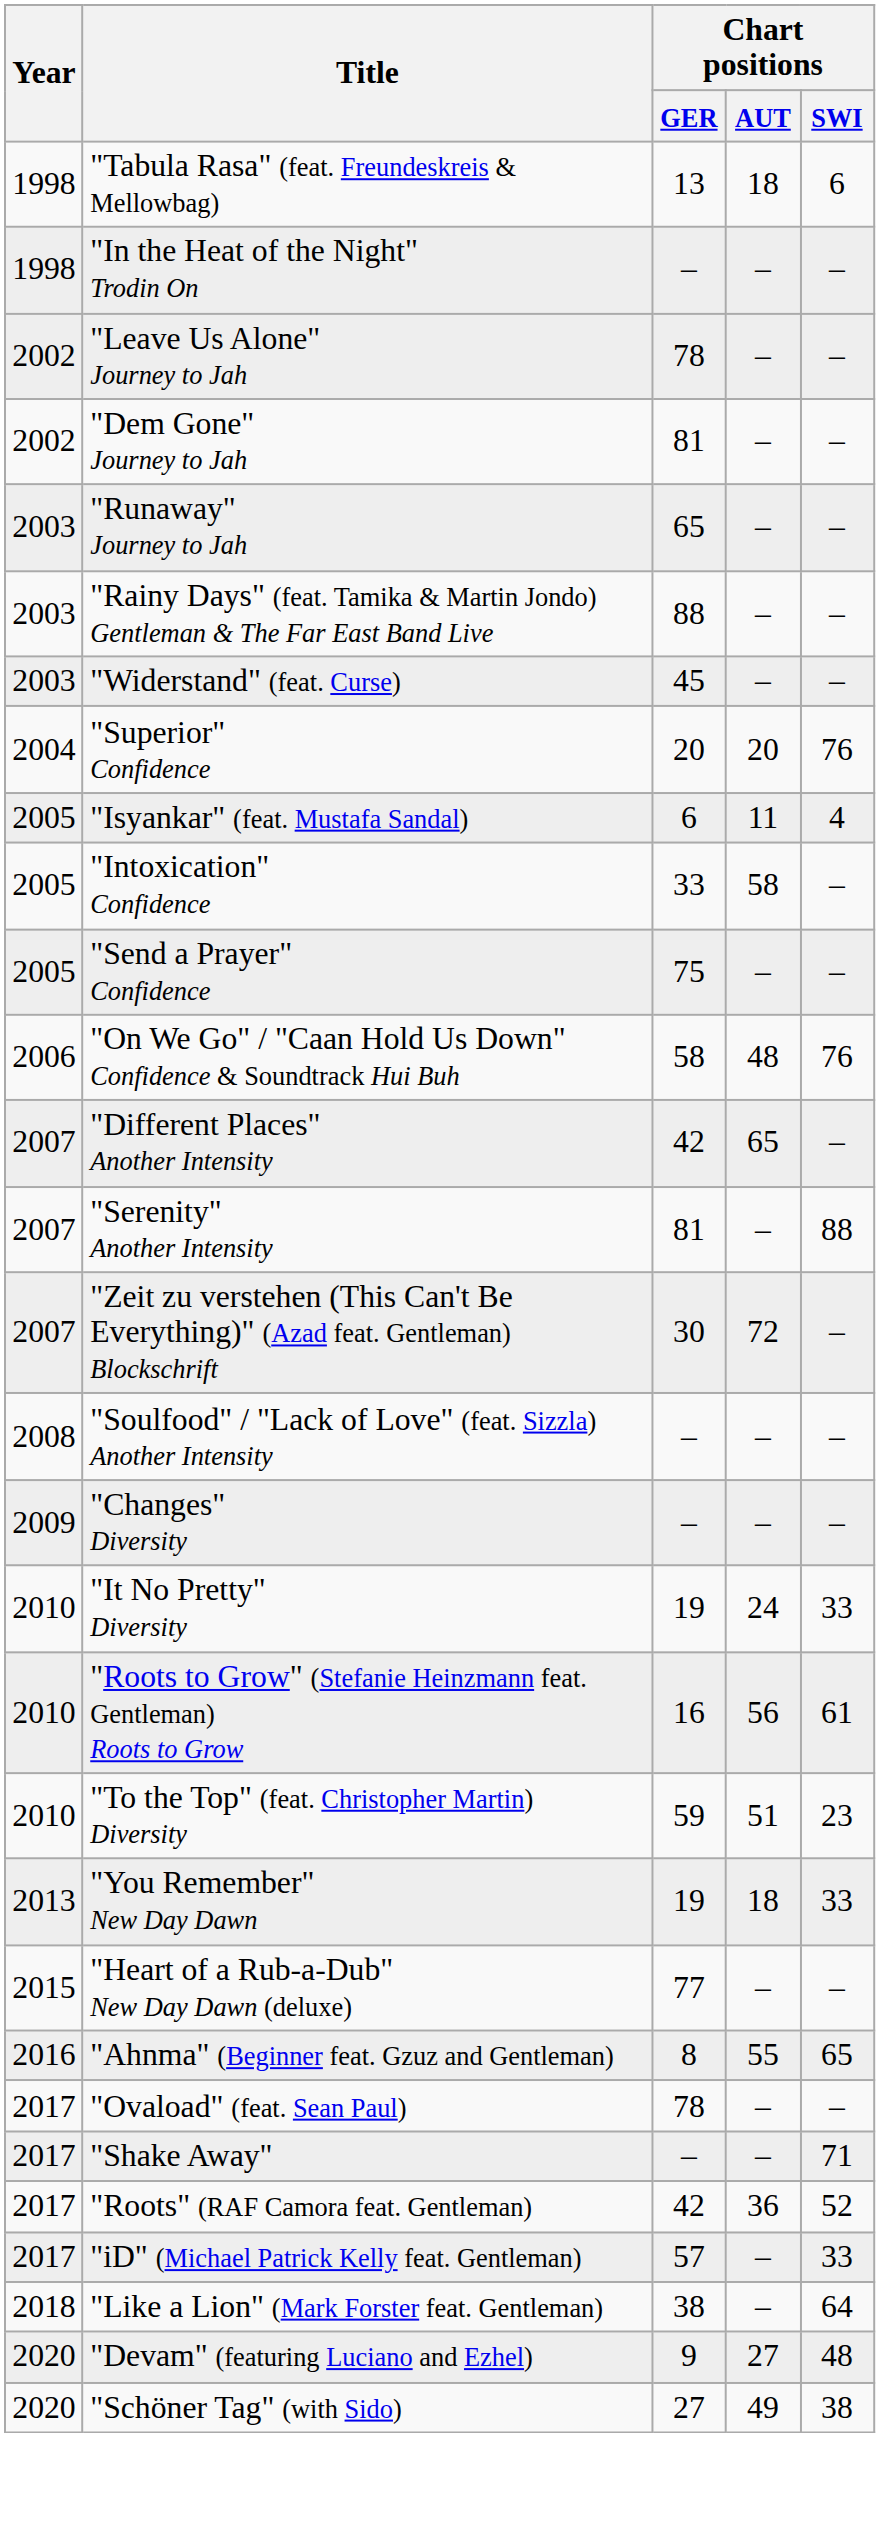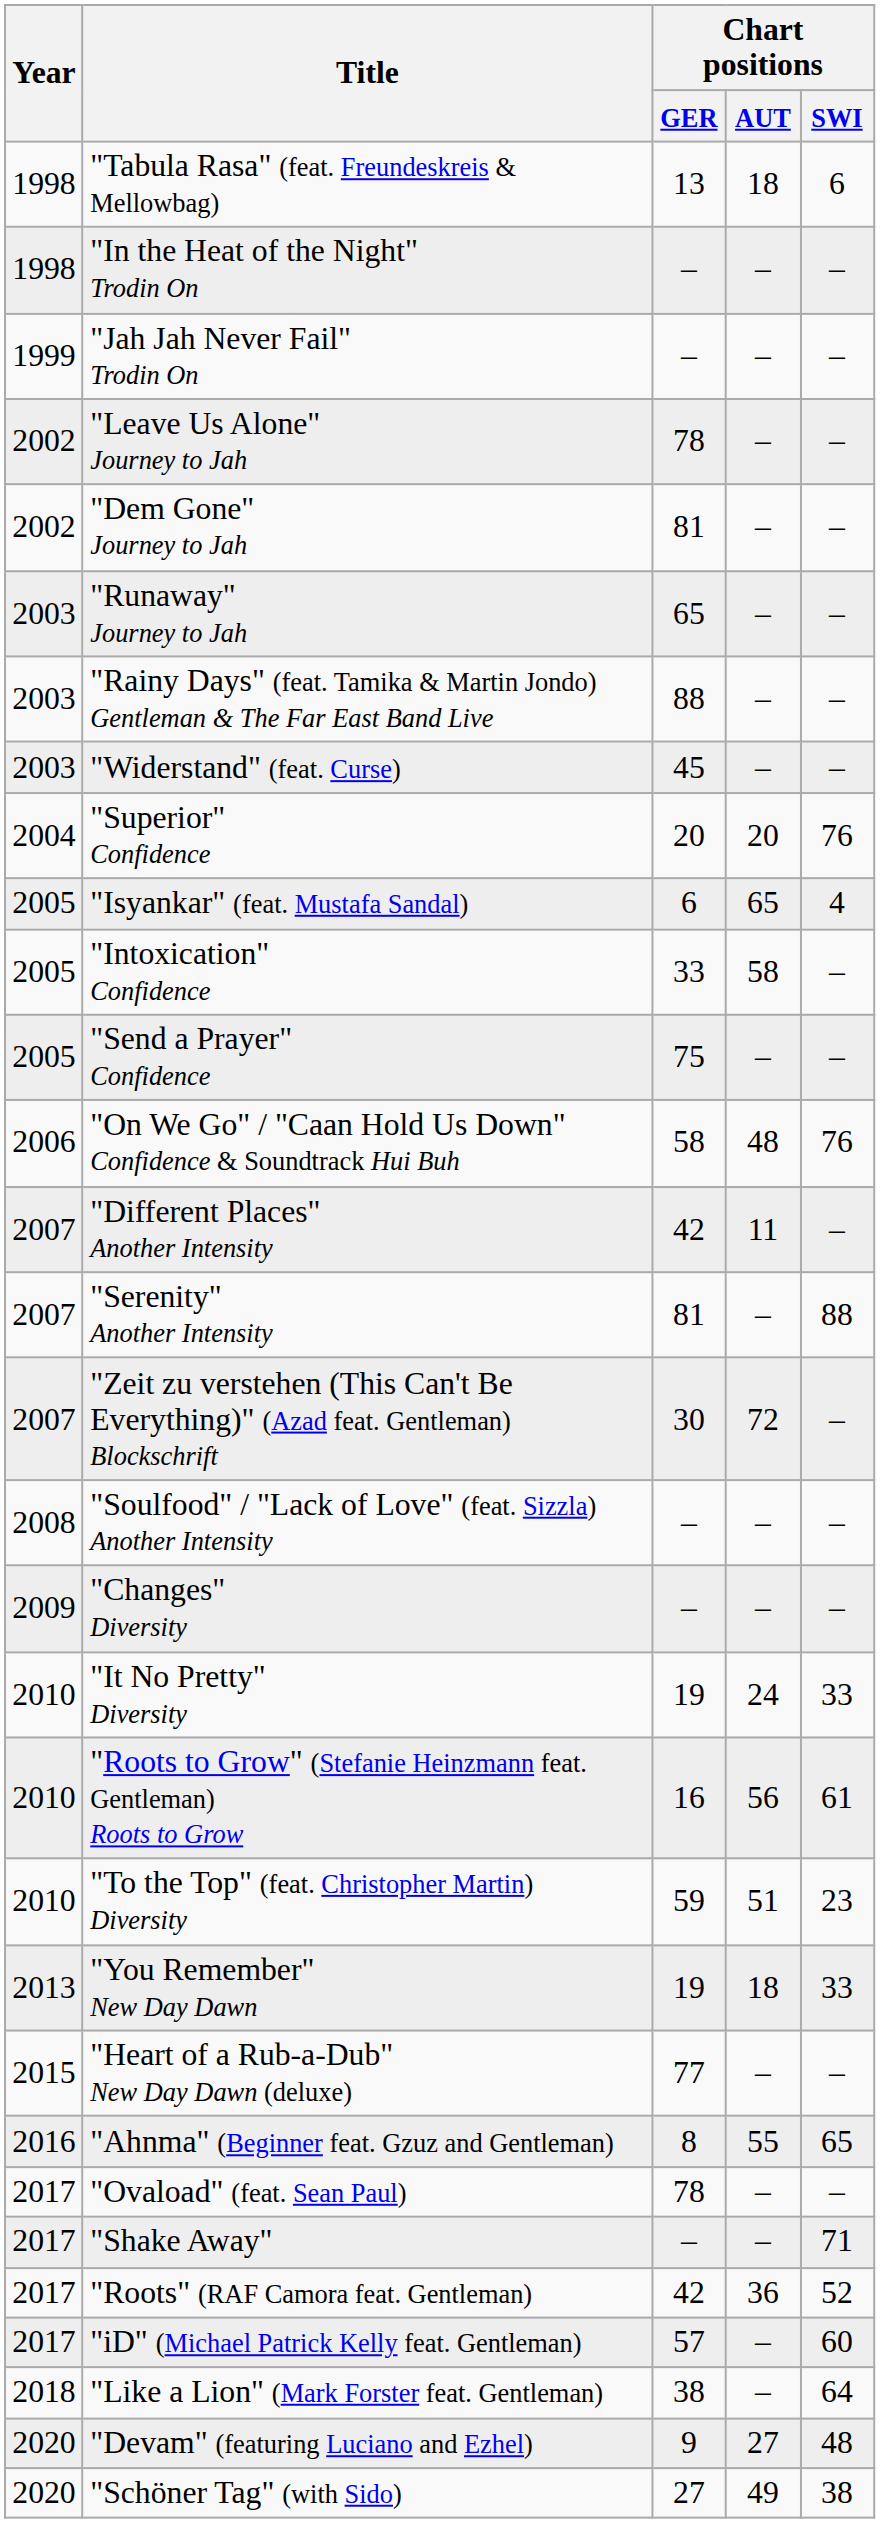+ row: (221, 355)
(763, 817) 11 -> (763, 903) 65
(763, 1142) 65 -> (763, 1228) 11
(837, 2256) 33 -> (837, 2342) 60
